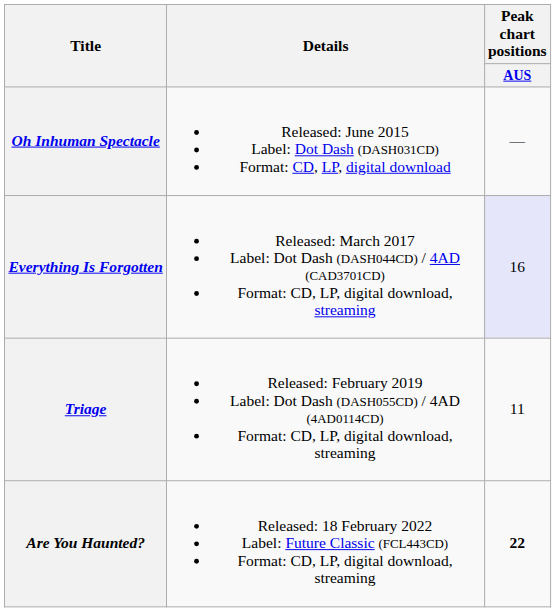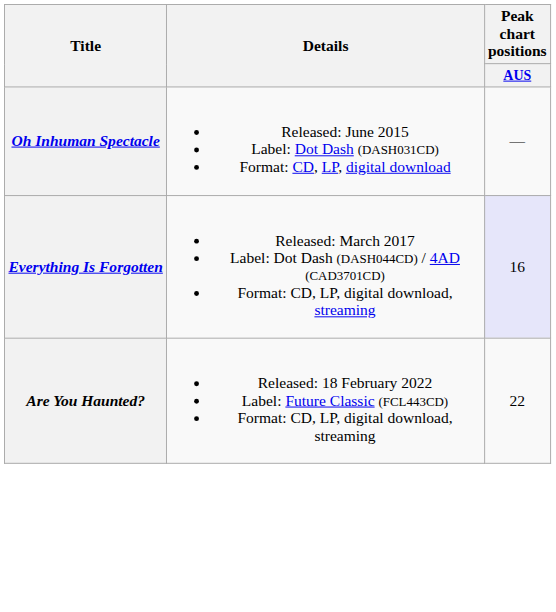- row: (86, 409)
(517, 543) bold -> (517, 400) normal
